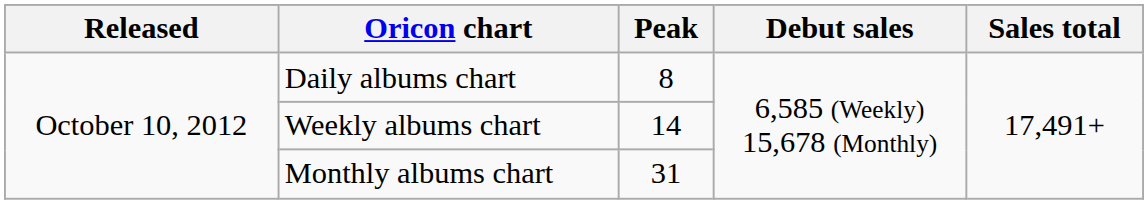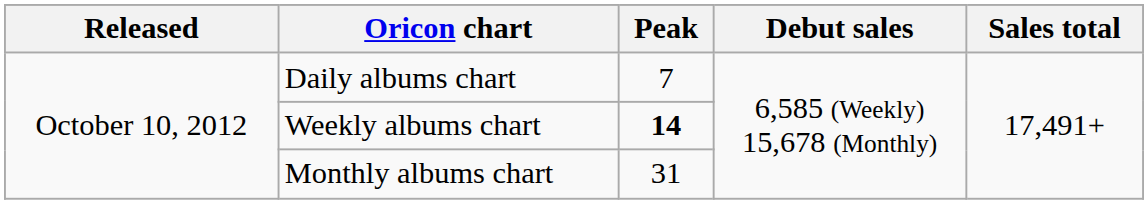(666, 76) 8 -> (666, 76) 7
(666, 125) normal -> (666, 125) bold
